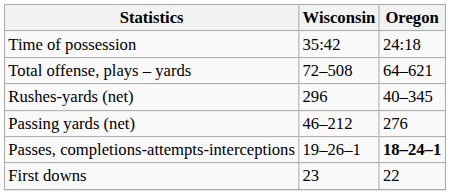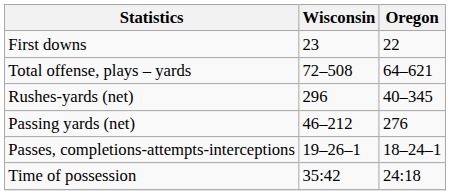rows swapped: (47, 176) <-> (72, 44)
(412, 149) bold -> (412, 149) normal
